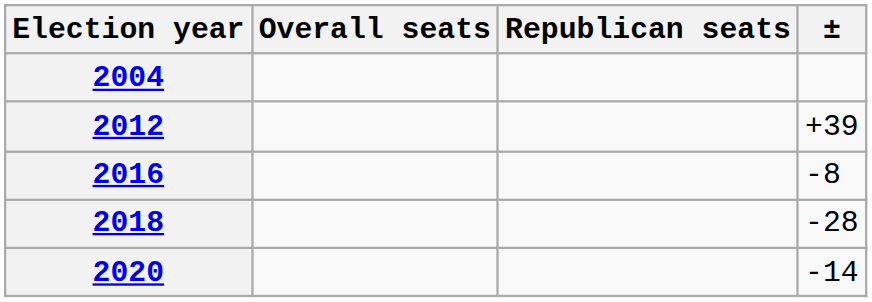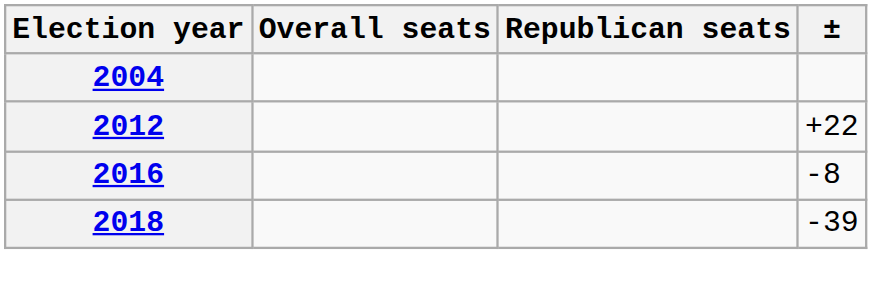(832, 126) +39 -> (832, 126) +22
(832, 223) -28 -> (832, 223) -39
- row: (128, 272)
